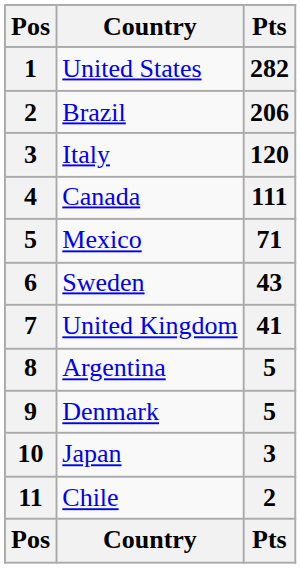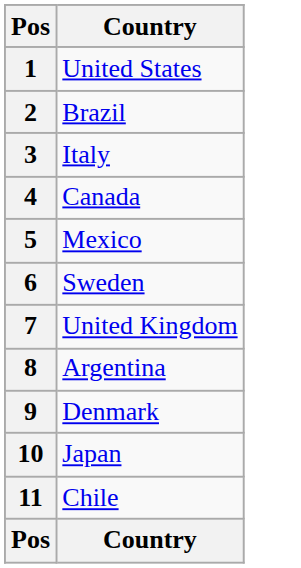- column: (269, 25)
